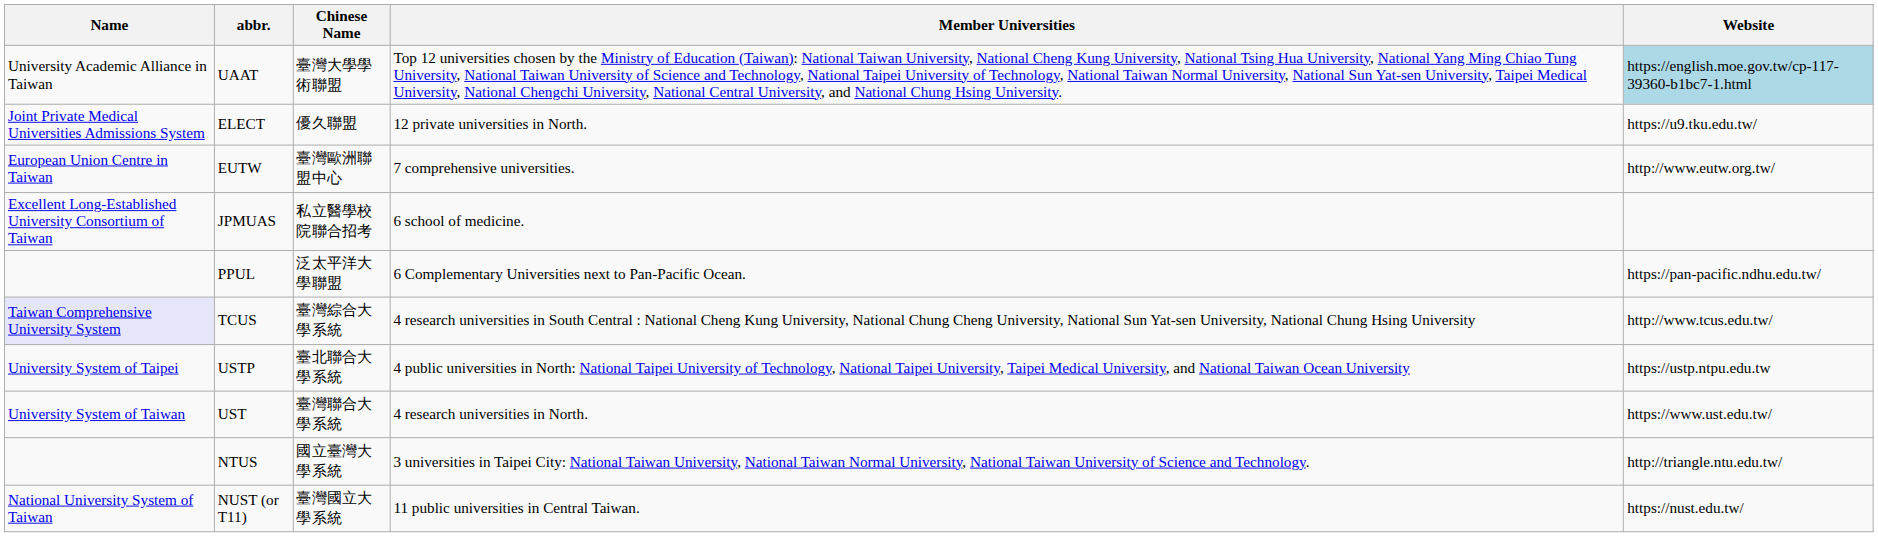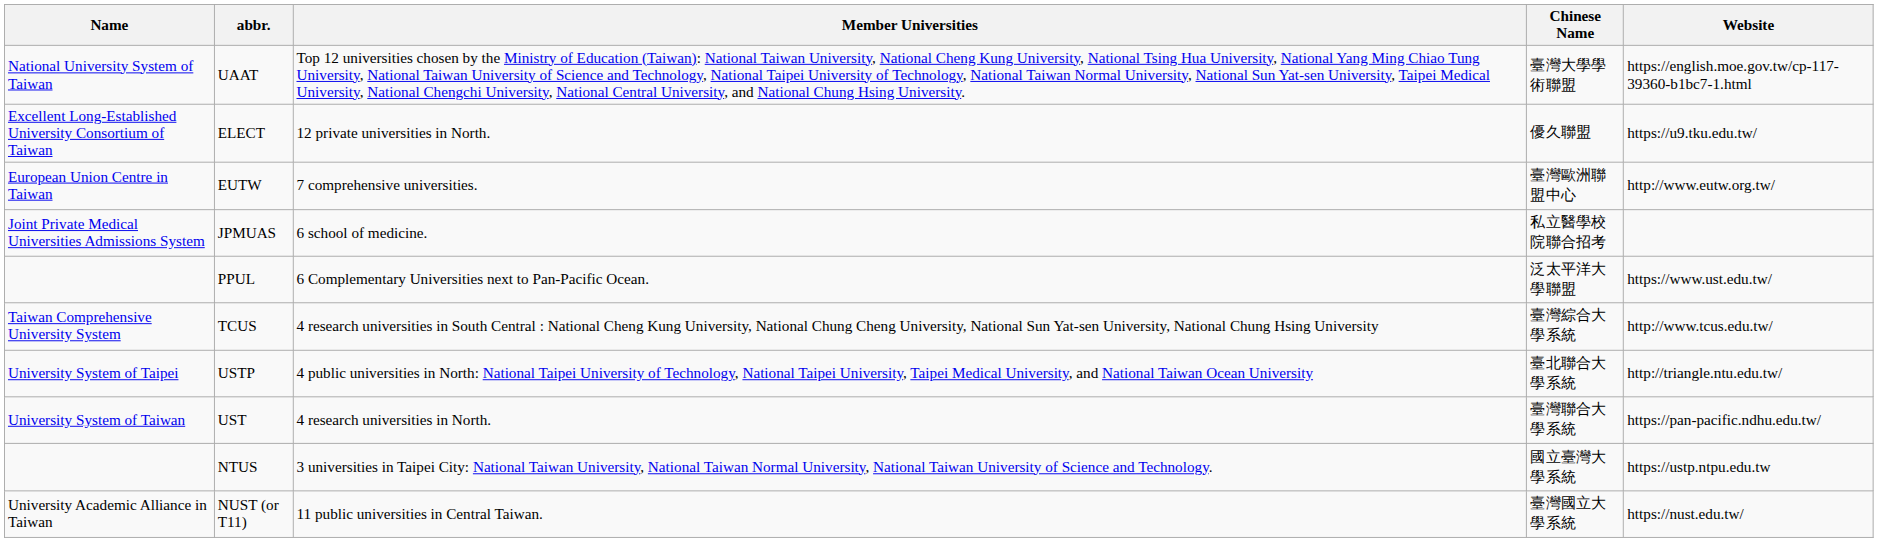columns swapped: (341, 25) <-> (1007, 25)
(107, 74) University Academic Alliance in Taiwan -> (101, 74) National University System of Taiwan
(1733, 74) lightblue background -> (1733, 74) no background
(106, 124) Joint Private Medical Universities Admissions System -> (92, 133) Excellent Long-Established University Consortium of Taiwan
(92, 221) Excellent Long-Established University Consortium of Taiwan -> (106, 232) Joint Private Medical Universities Admissions System
(1724, 273) https://pan-pacific.ndhu.edu.tw/ -> (1700, 279) https://www.ust.edu.tw/
(80, 320) lavender background -> (80, 326) no background
(1699, 367) https://ustp.ntpu.edu.tw -> (1705, 373) http://triangle.ntu.edu.tw/
(1700, 414) https://www.ust.edu.tw/ -> (1724, 420) https://pan-pacific.ndhu.edu.tw/
(1705, 461) http://triangle.ntu.edu.tw/ -> (1699, 467) https://ustp.ntpu.edu.tw
(101, 508) National University System of Taiwan -> (107, 514) University Academic Alliance in Taiwan
